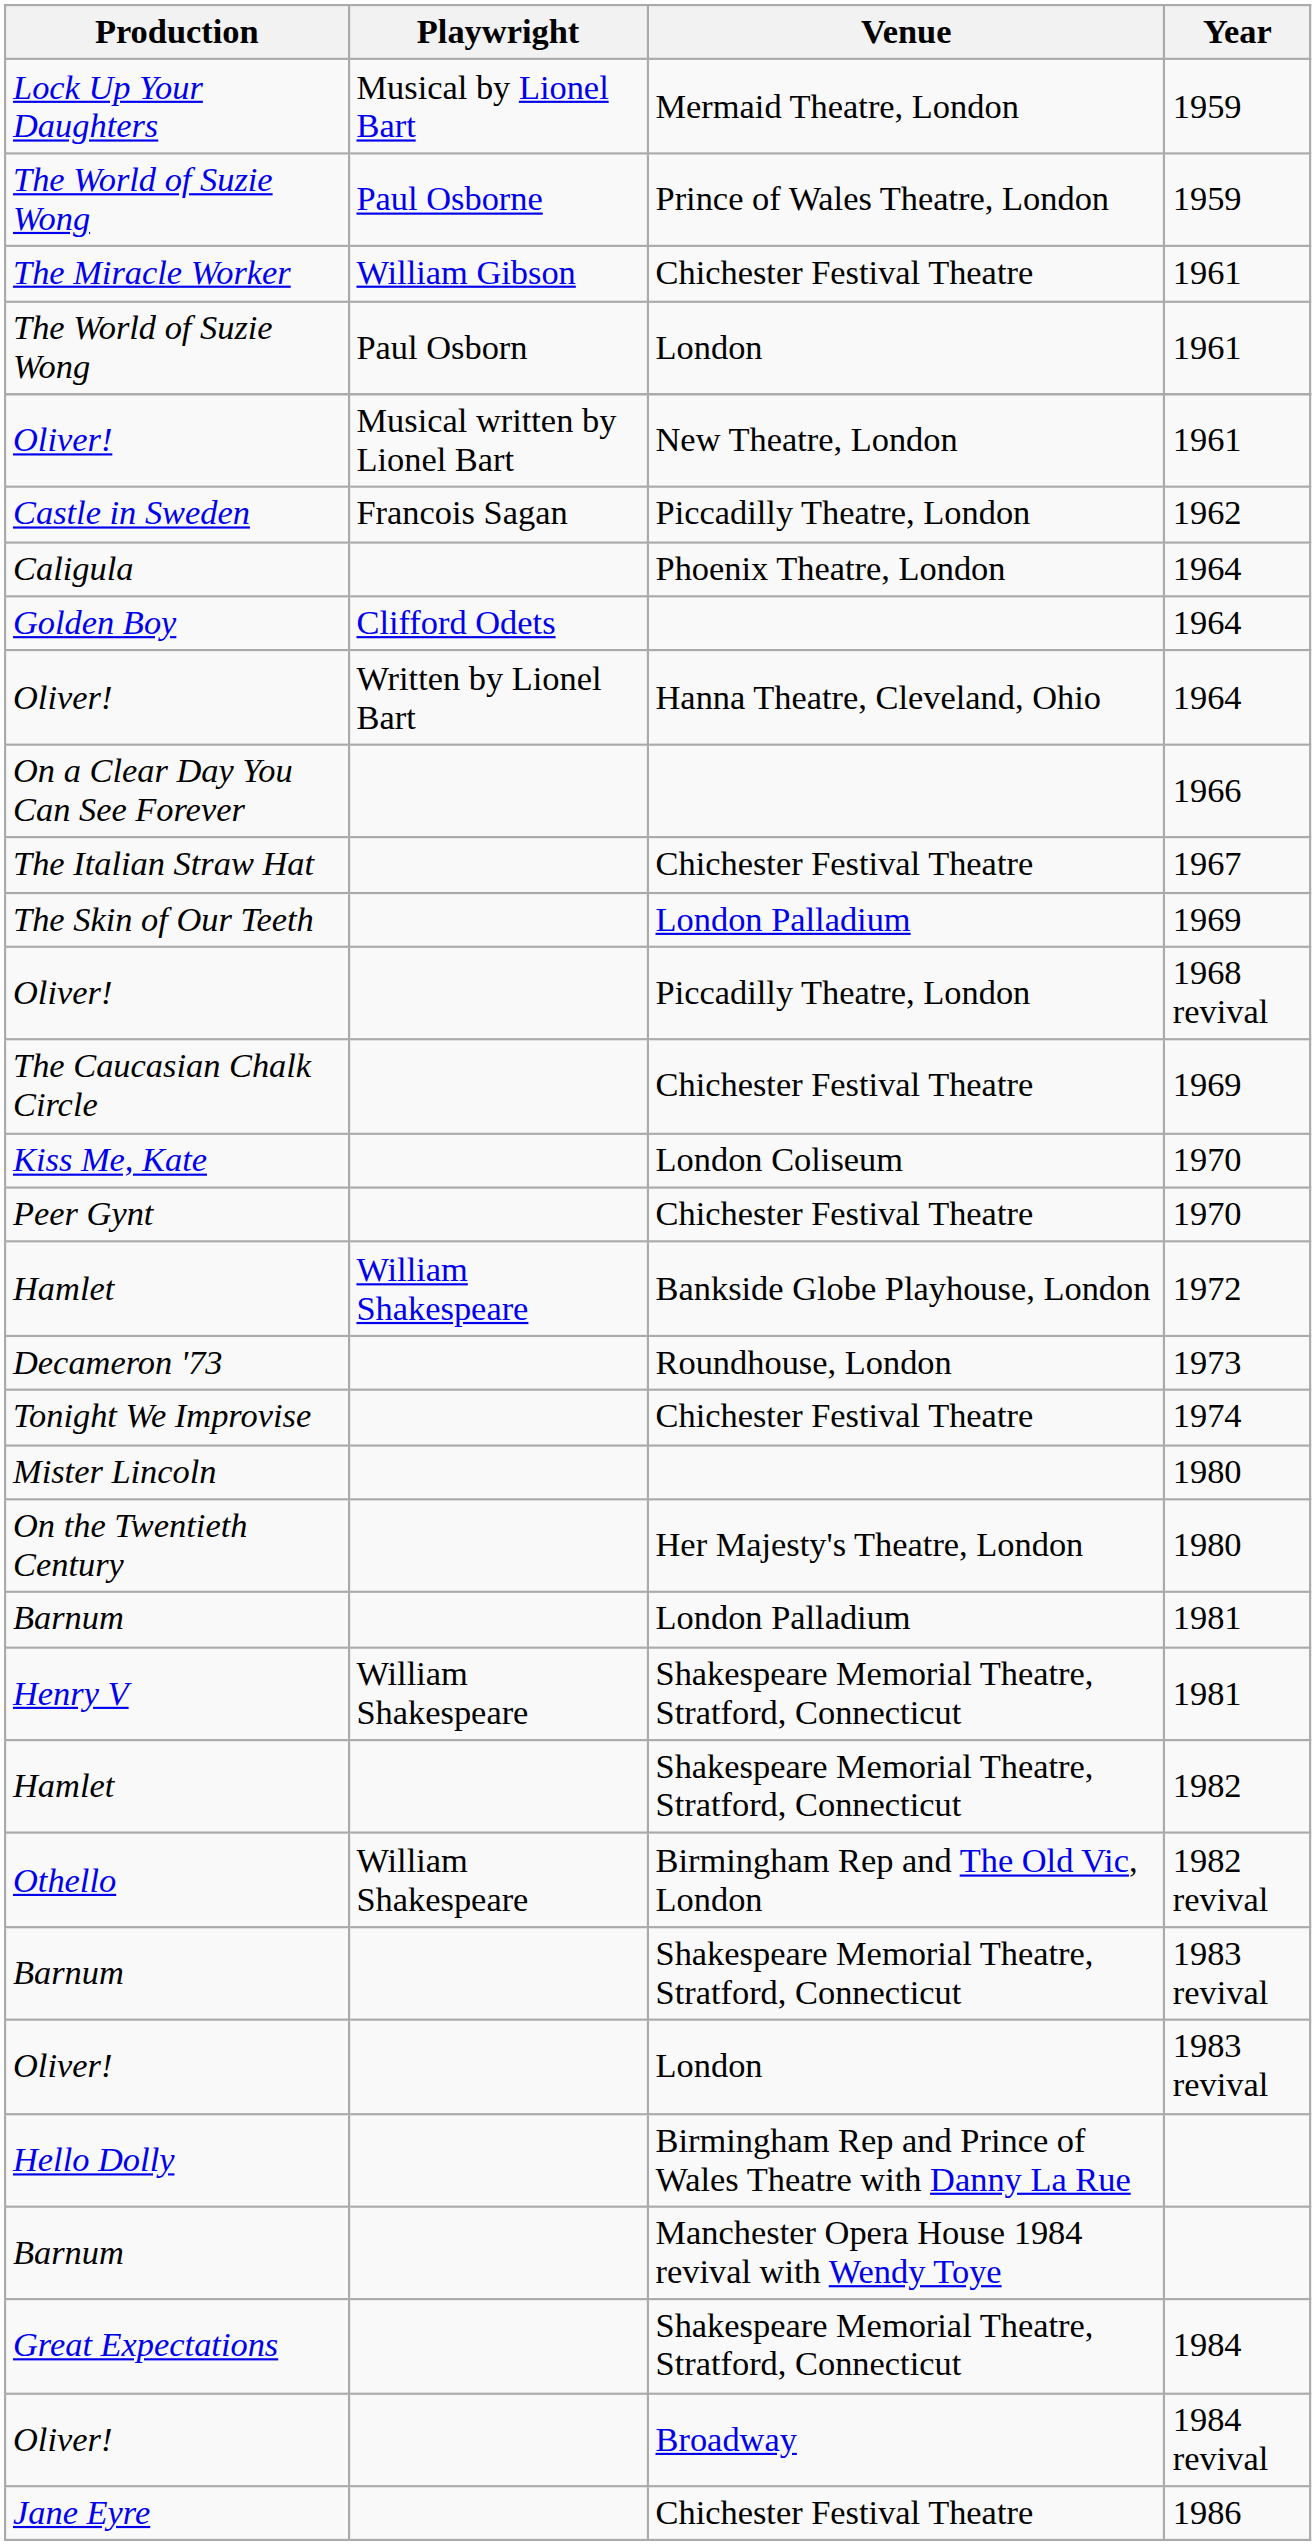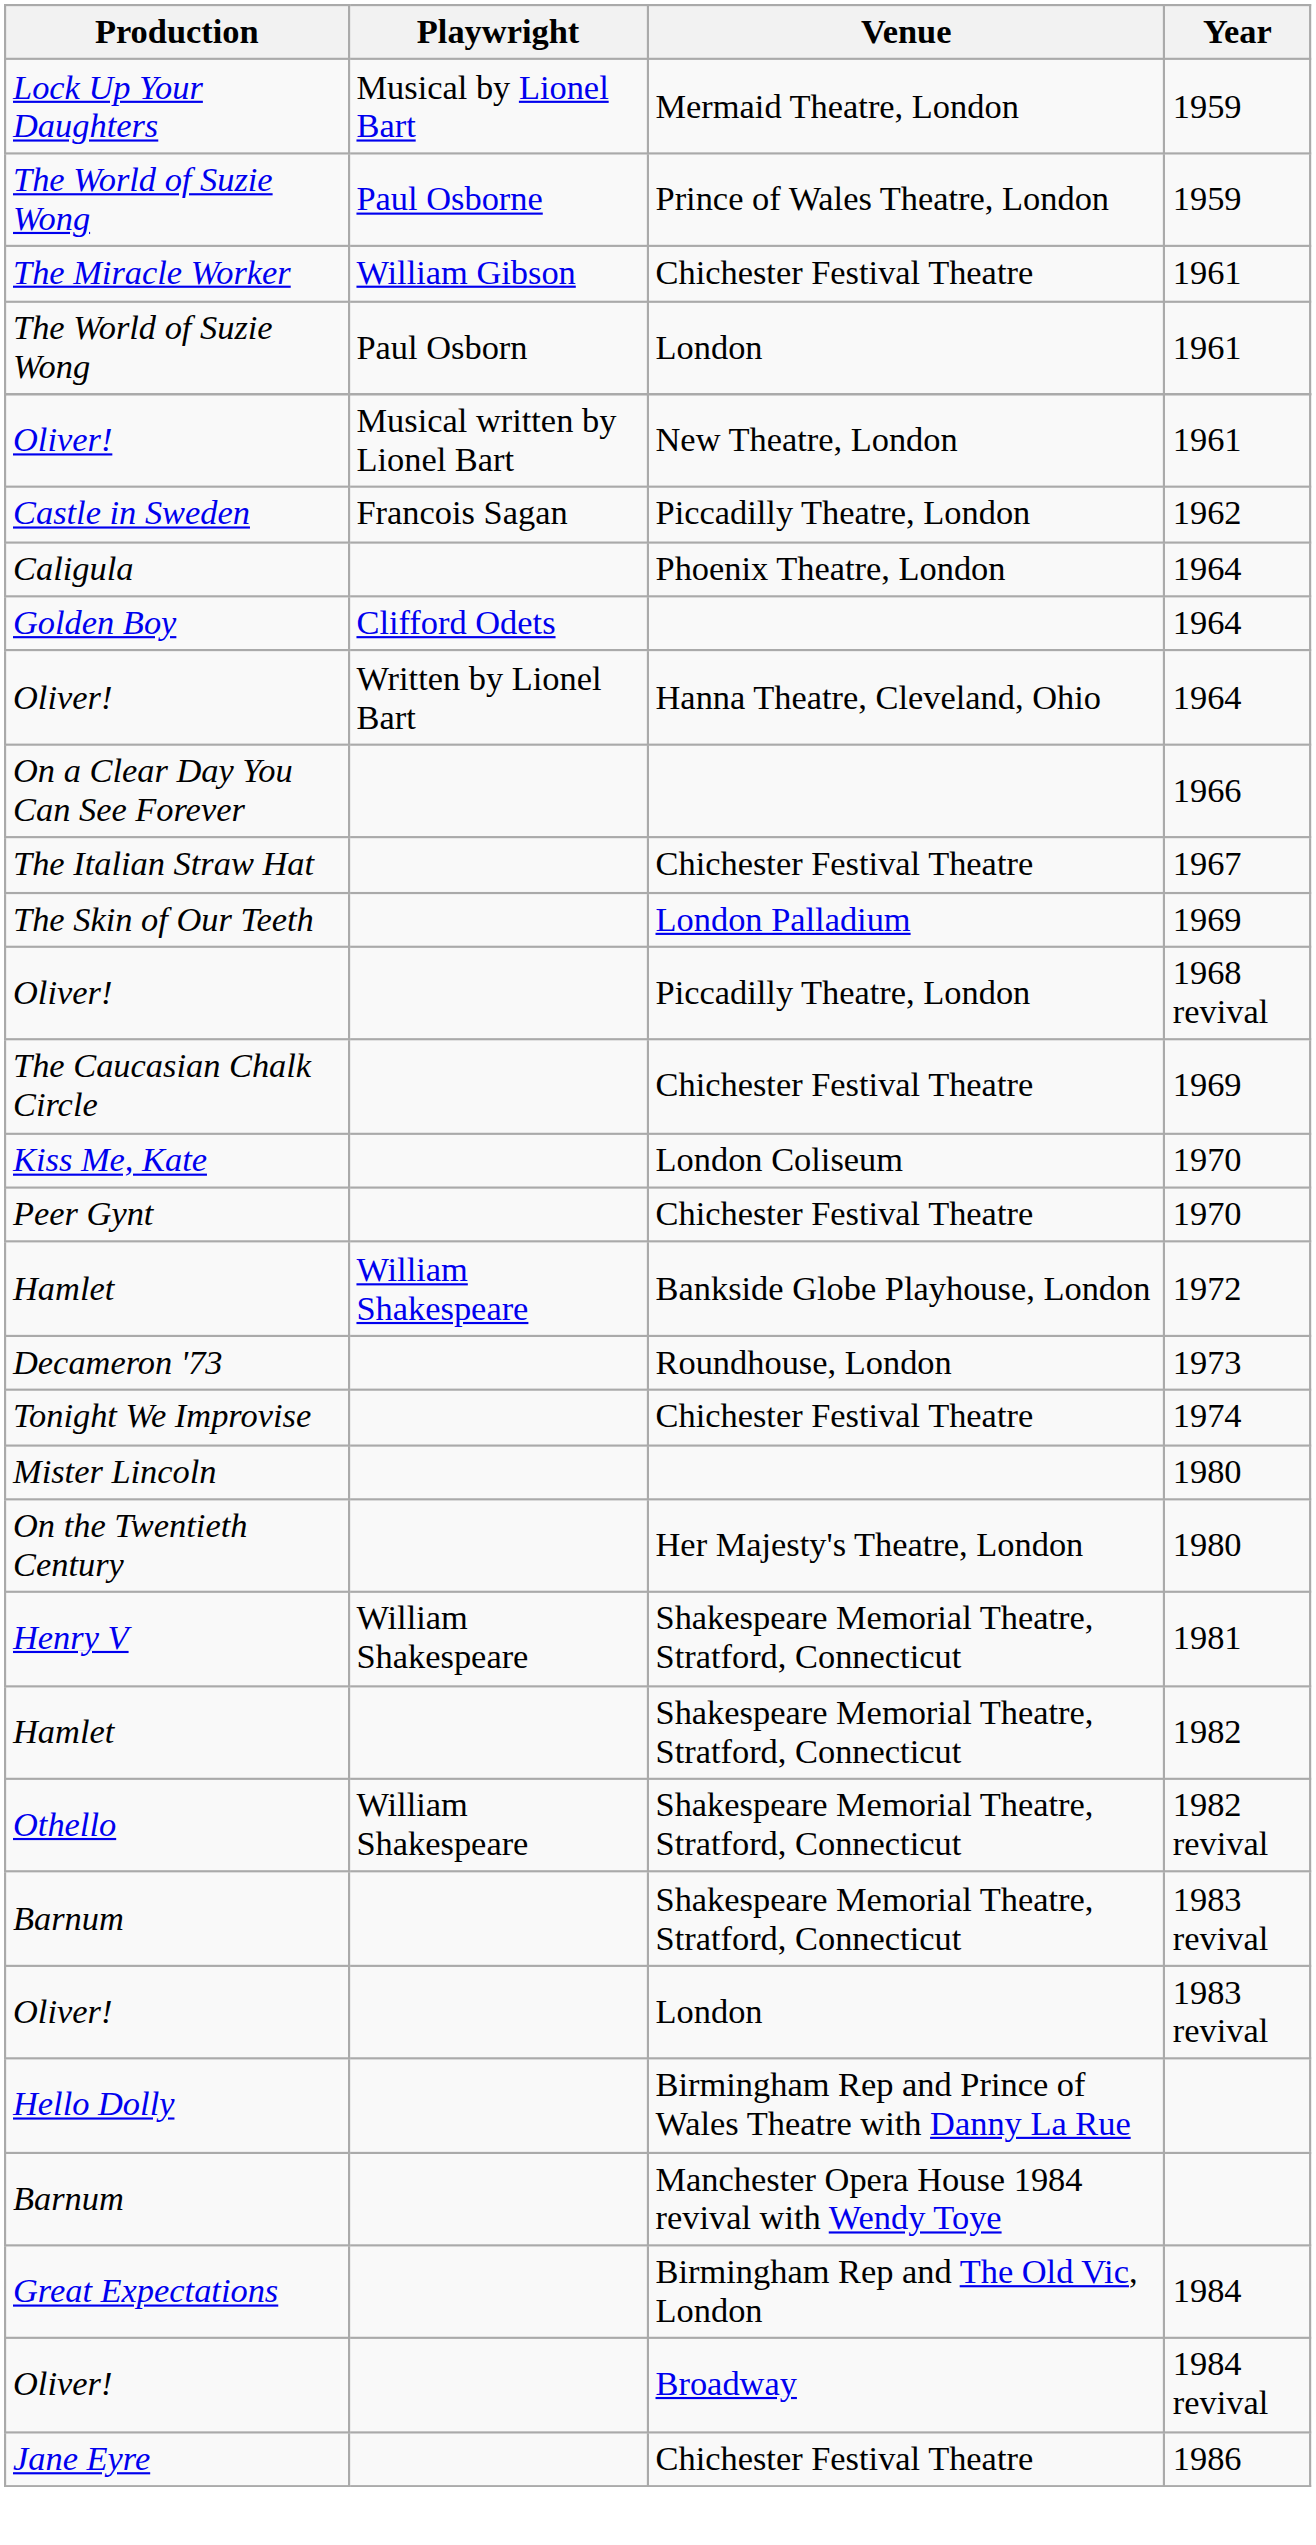- row: (68, 1619)
(897, 1879) Birmingham Rep and The Old Vic, London -> (874, 1824) Shakespeare Memorial Theatre, Stratford, Connecticut
(874, 2345) Shakespeare Memorial Theatre, Stratford, Connecticut -> (897, 2291) Birmingham Rep and The Old Vic, London
